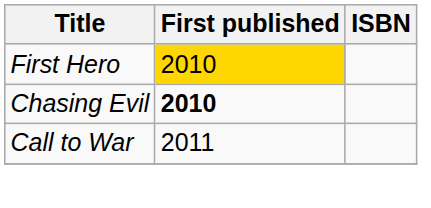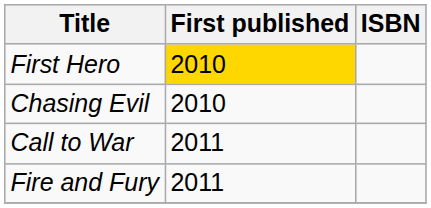(189, 103) bold -> (198, 103) normal
+ row: (85, 182)
